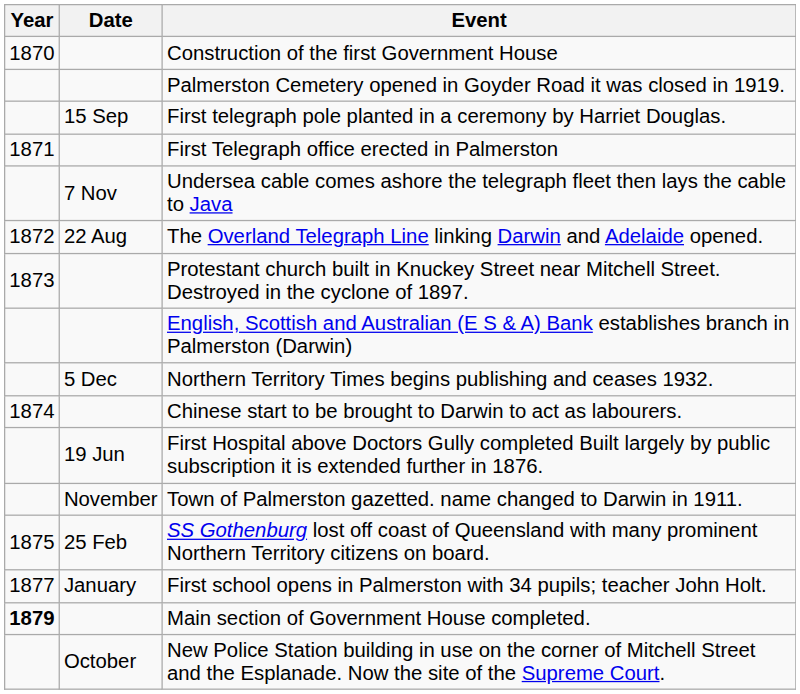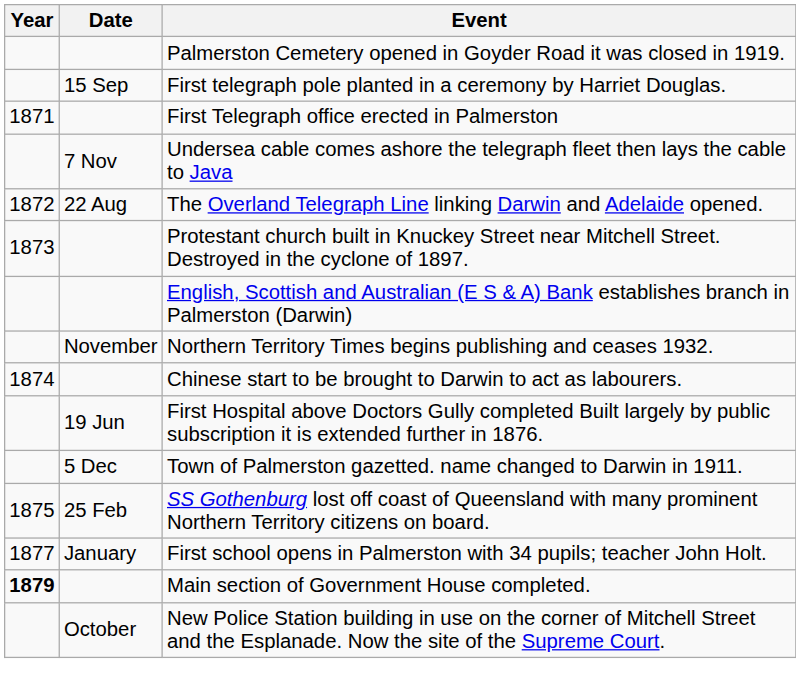- row: (362, 52)
(90, 379) 5 Dec -> (111, 347) November
(111, 498) November -> (90, 466) 5 Dec
